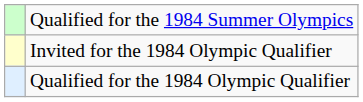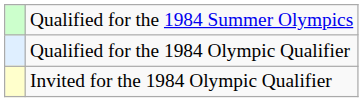rows swapped: (190, 81) <-> (181, 50)
